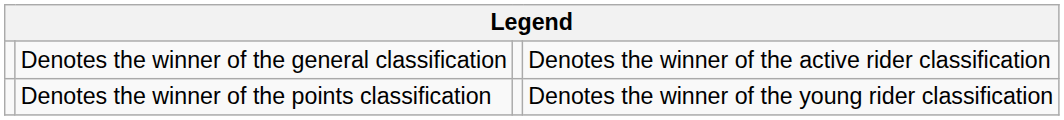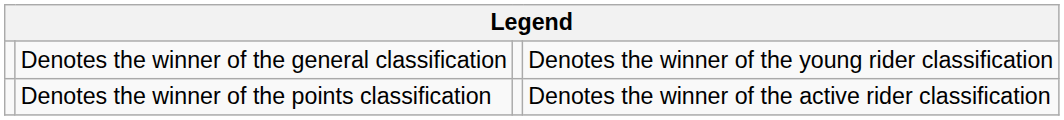(789, 59) Denotes the winner of the active rider classification -> (791, 59) Denotes the winner of the young rider classification
(791, 96) Denotes the winner of the young rider classification -> (789, 96) Denotes the winner of the active rider classification
